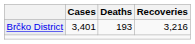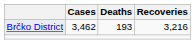(84, 27) 3,401 -> (84, 27) 3,462
